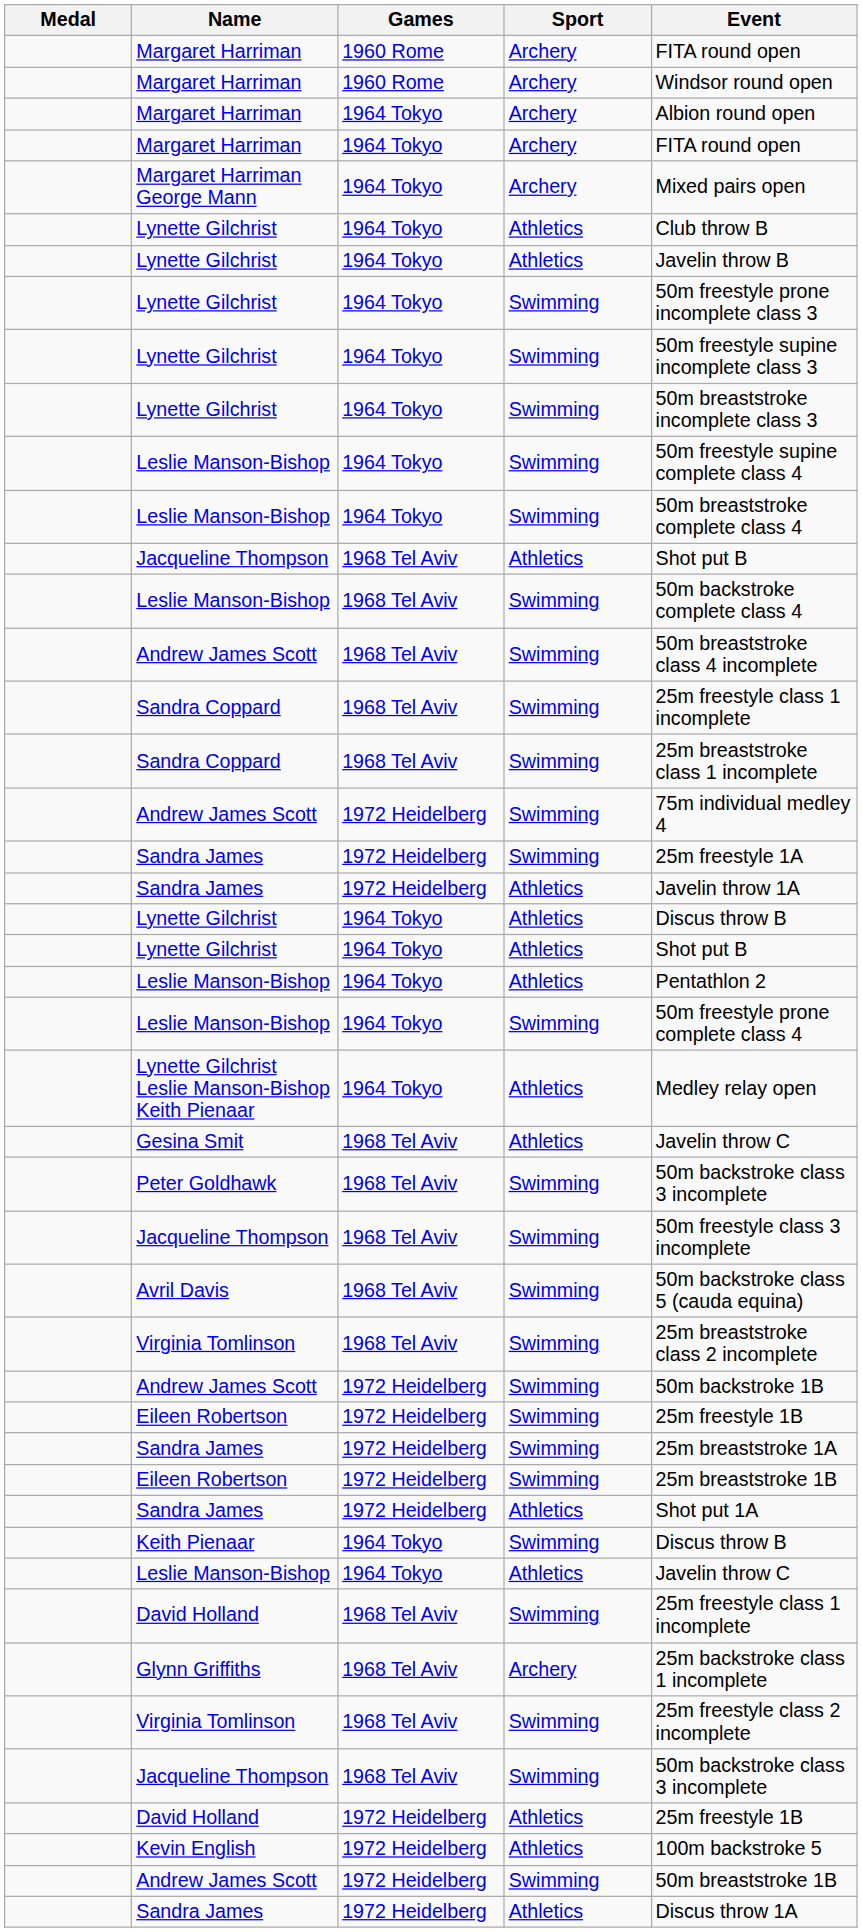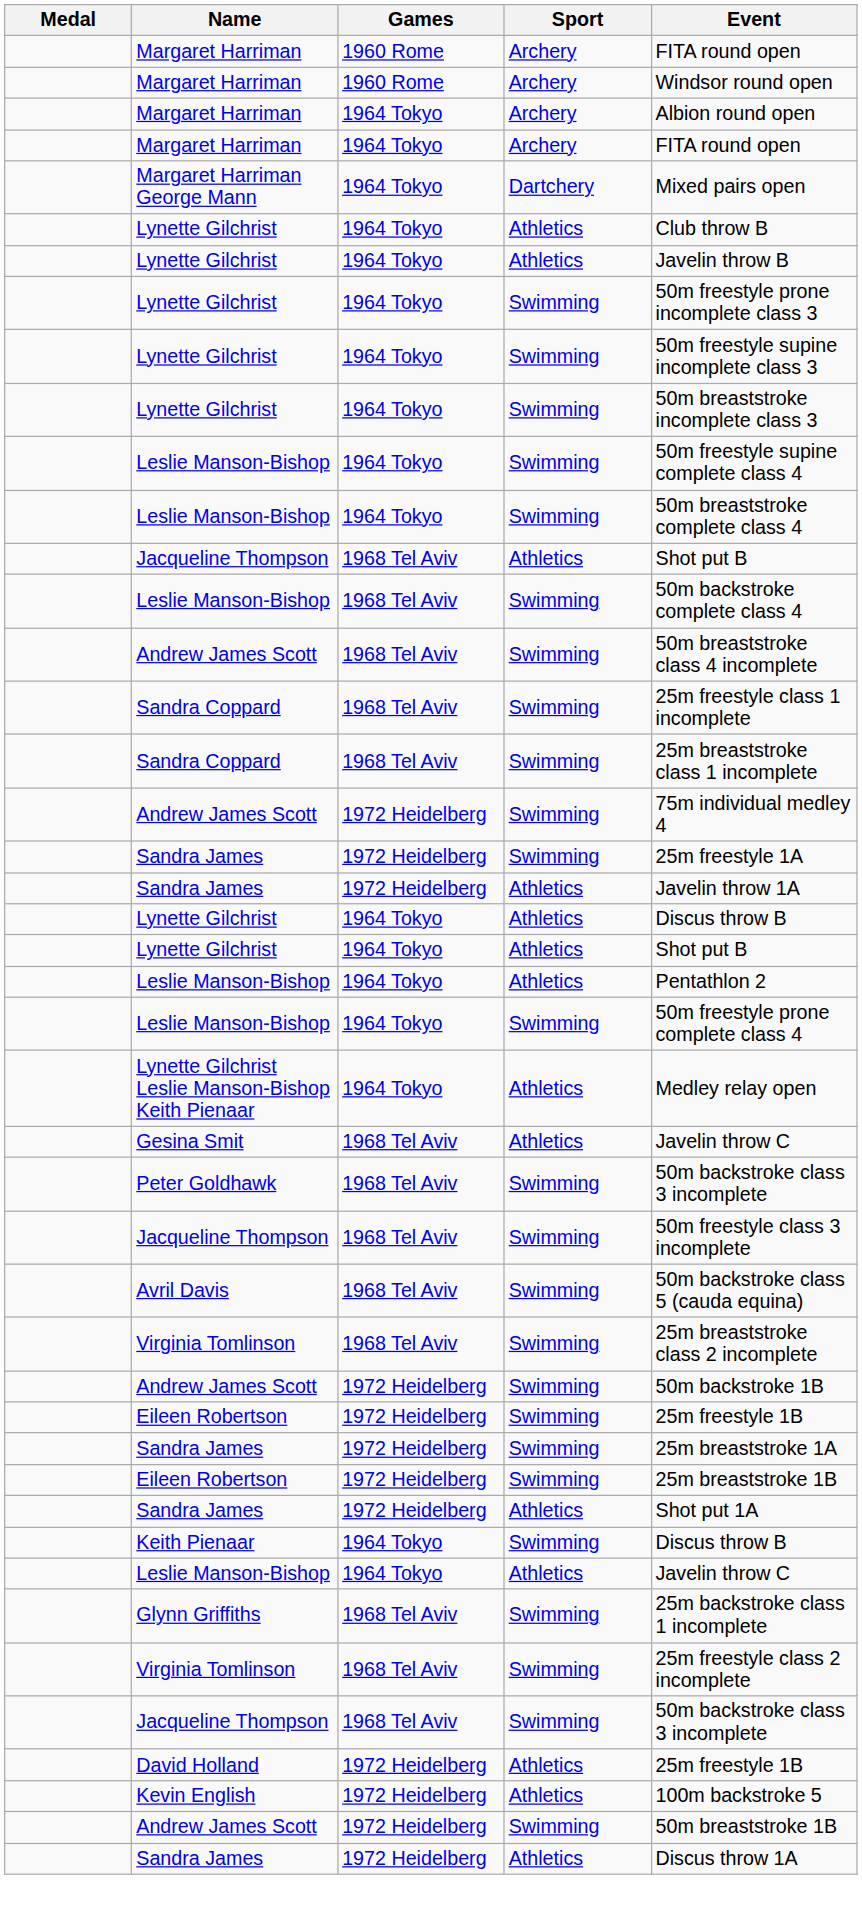(543, 187) Archery -> (551, 187) Dartchery
- row: (198, 1615)
(543, 1669) Archery -> (554, 1615) Swimming
